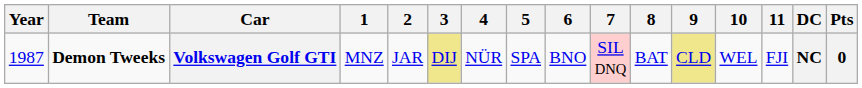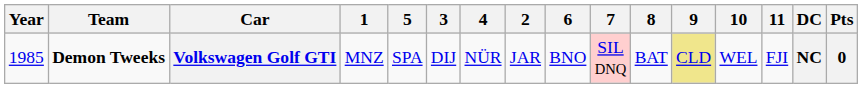columns swapped: (408, 18) <-> (526, 18)
(26, 57) 1987 -> (26, 57) 1985
(444, 57) khaki background -> (444, 57) no background
